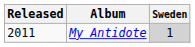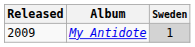(21, 33) 2011 -> (21, 33) 2009
